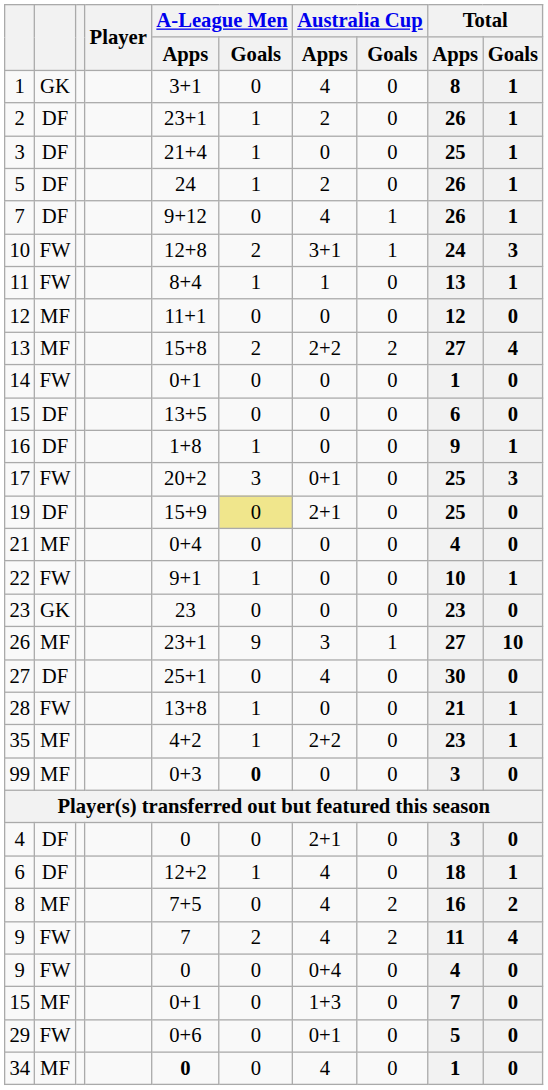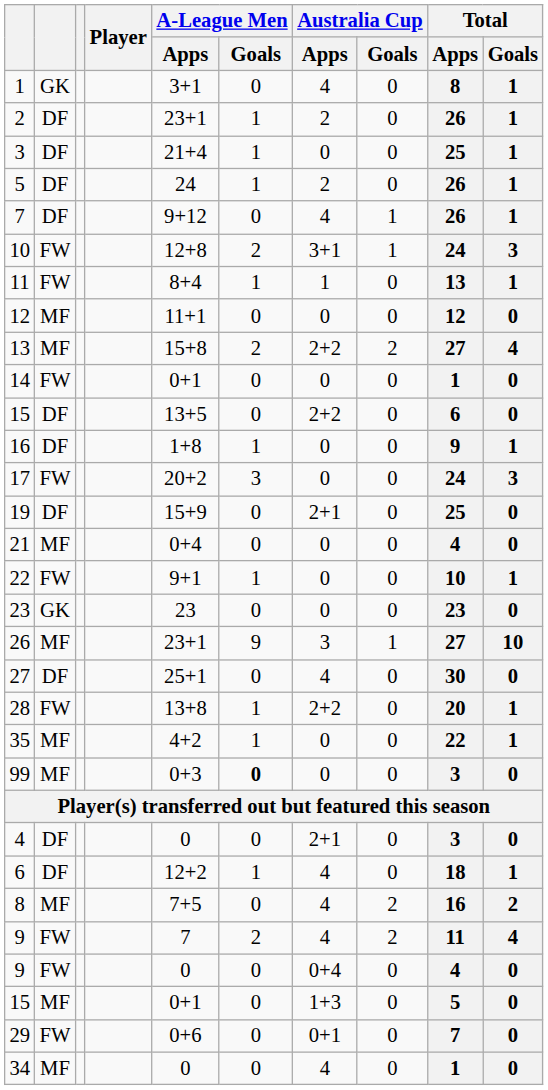(325, 413) 0 -> (325, 413) 2+2
(325, 479) 0+1 -> (325, 479) 0
(455, 479) 25 -> (455, 479) 24
(256, 511) khaki background -> (256, 511) no background
(325, 708) 0 -> (325, 708) 2+2
(455, 708) 21 -> (455, 708) 20
(325, 741) 2+2 -> (325, 741) 0
(455, 741) 23 -> (455, 741) 22
(455, 1002) 7 -> (455, 1002) 5
(455, 1035) 5 -> (455, 1035) 7
(185, 1068) bold -> (185, 1068) normal
